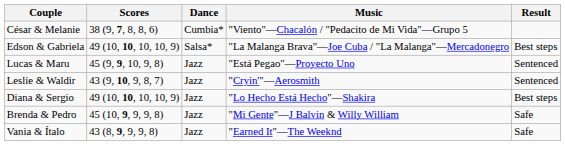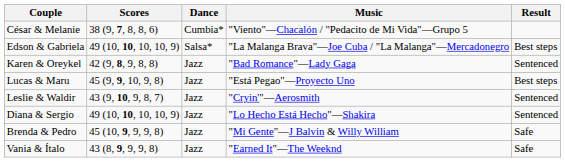+ row: (44, 64)
(536, 64) Sentenced -> (536, 81) Best steps
(536, 98) Best steps -> (536, 115) Sentenced
